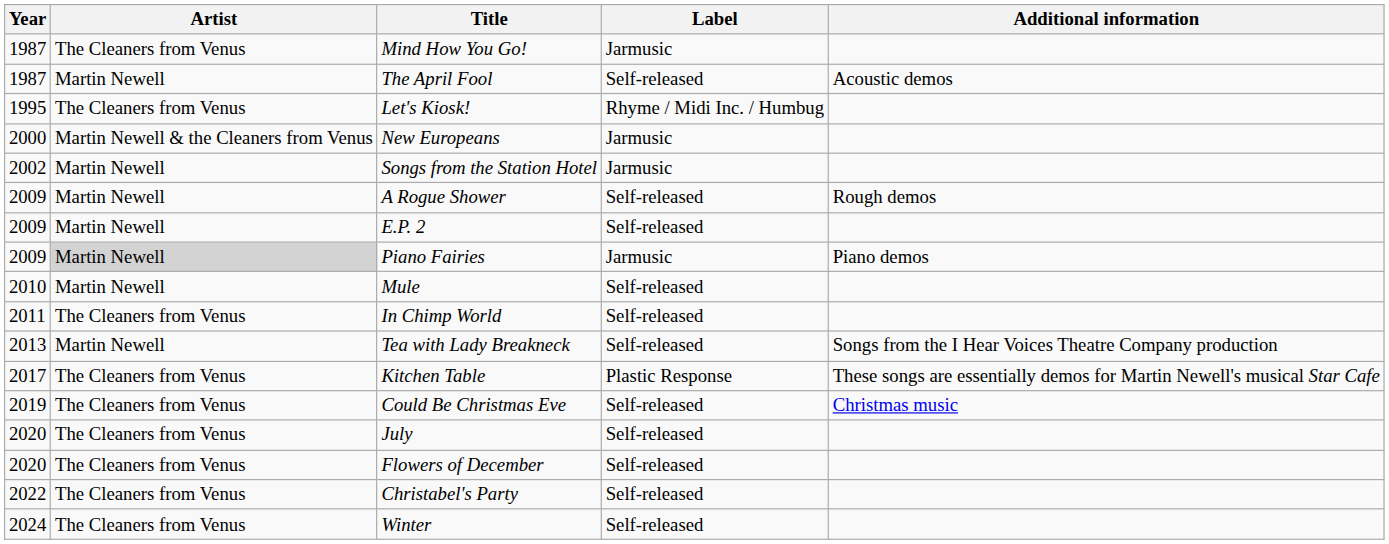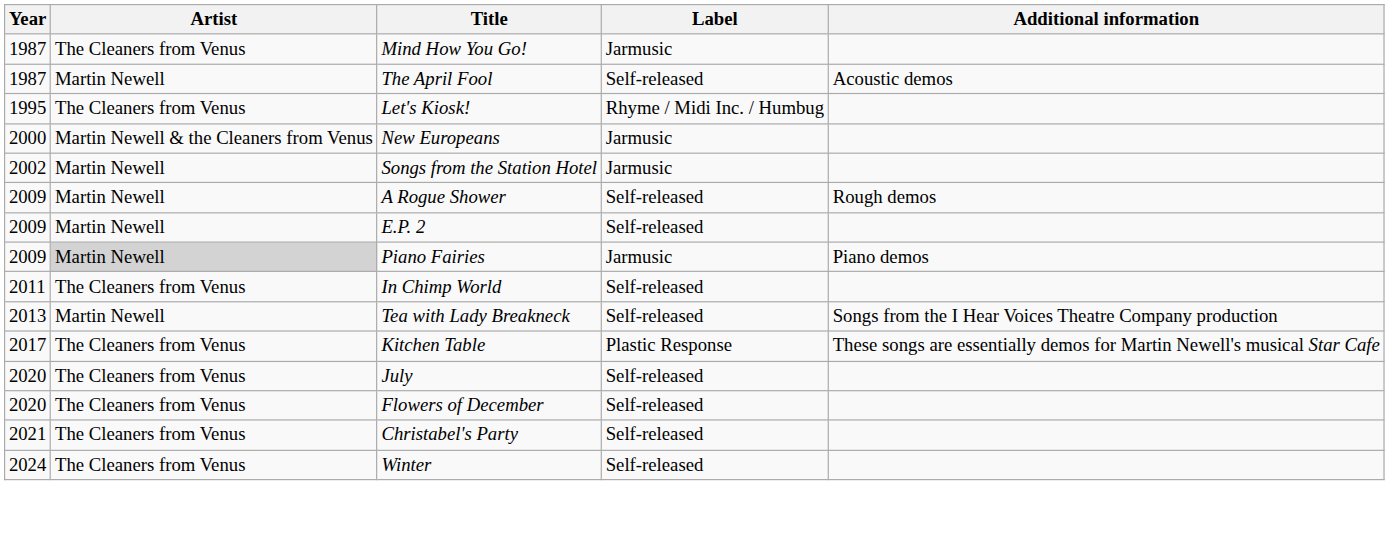- row: (401, 286)
- row: (474, 405)
(28, 494) 2022 -> (28, 434) 2021
